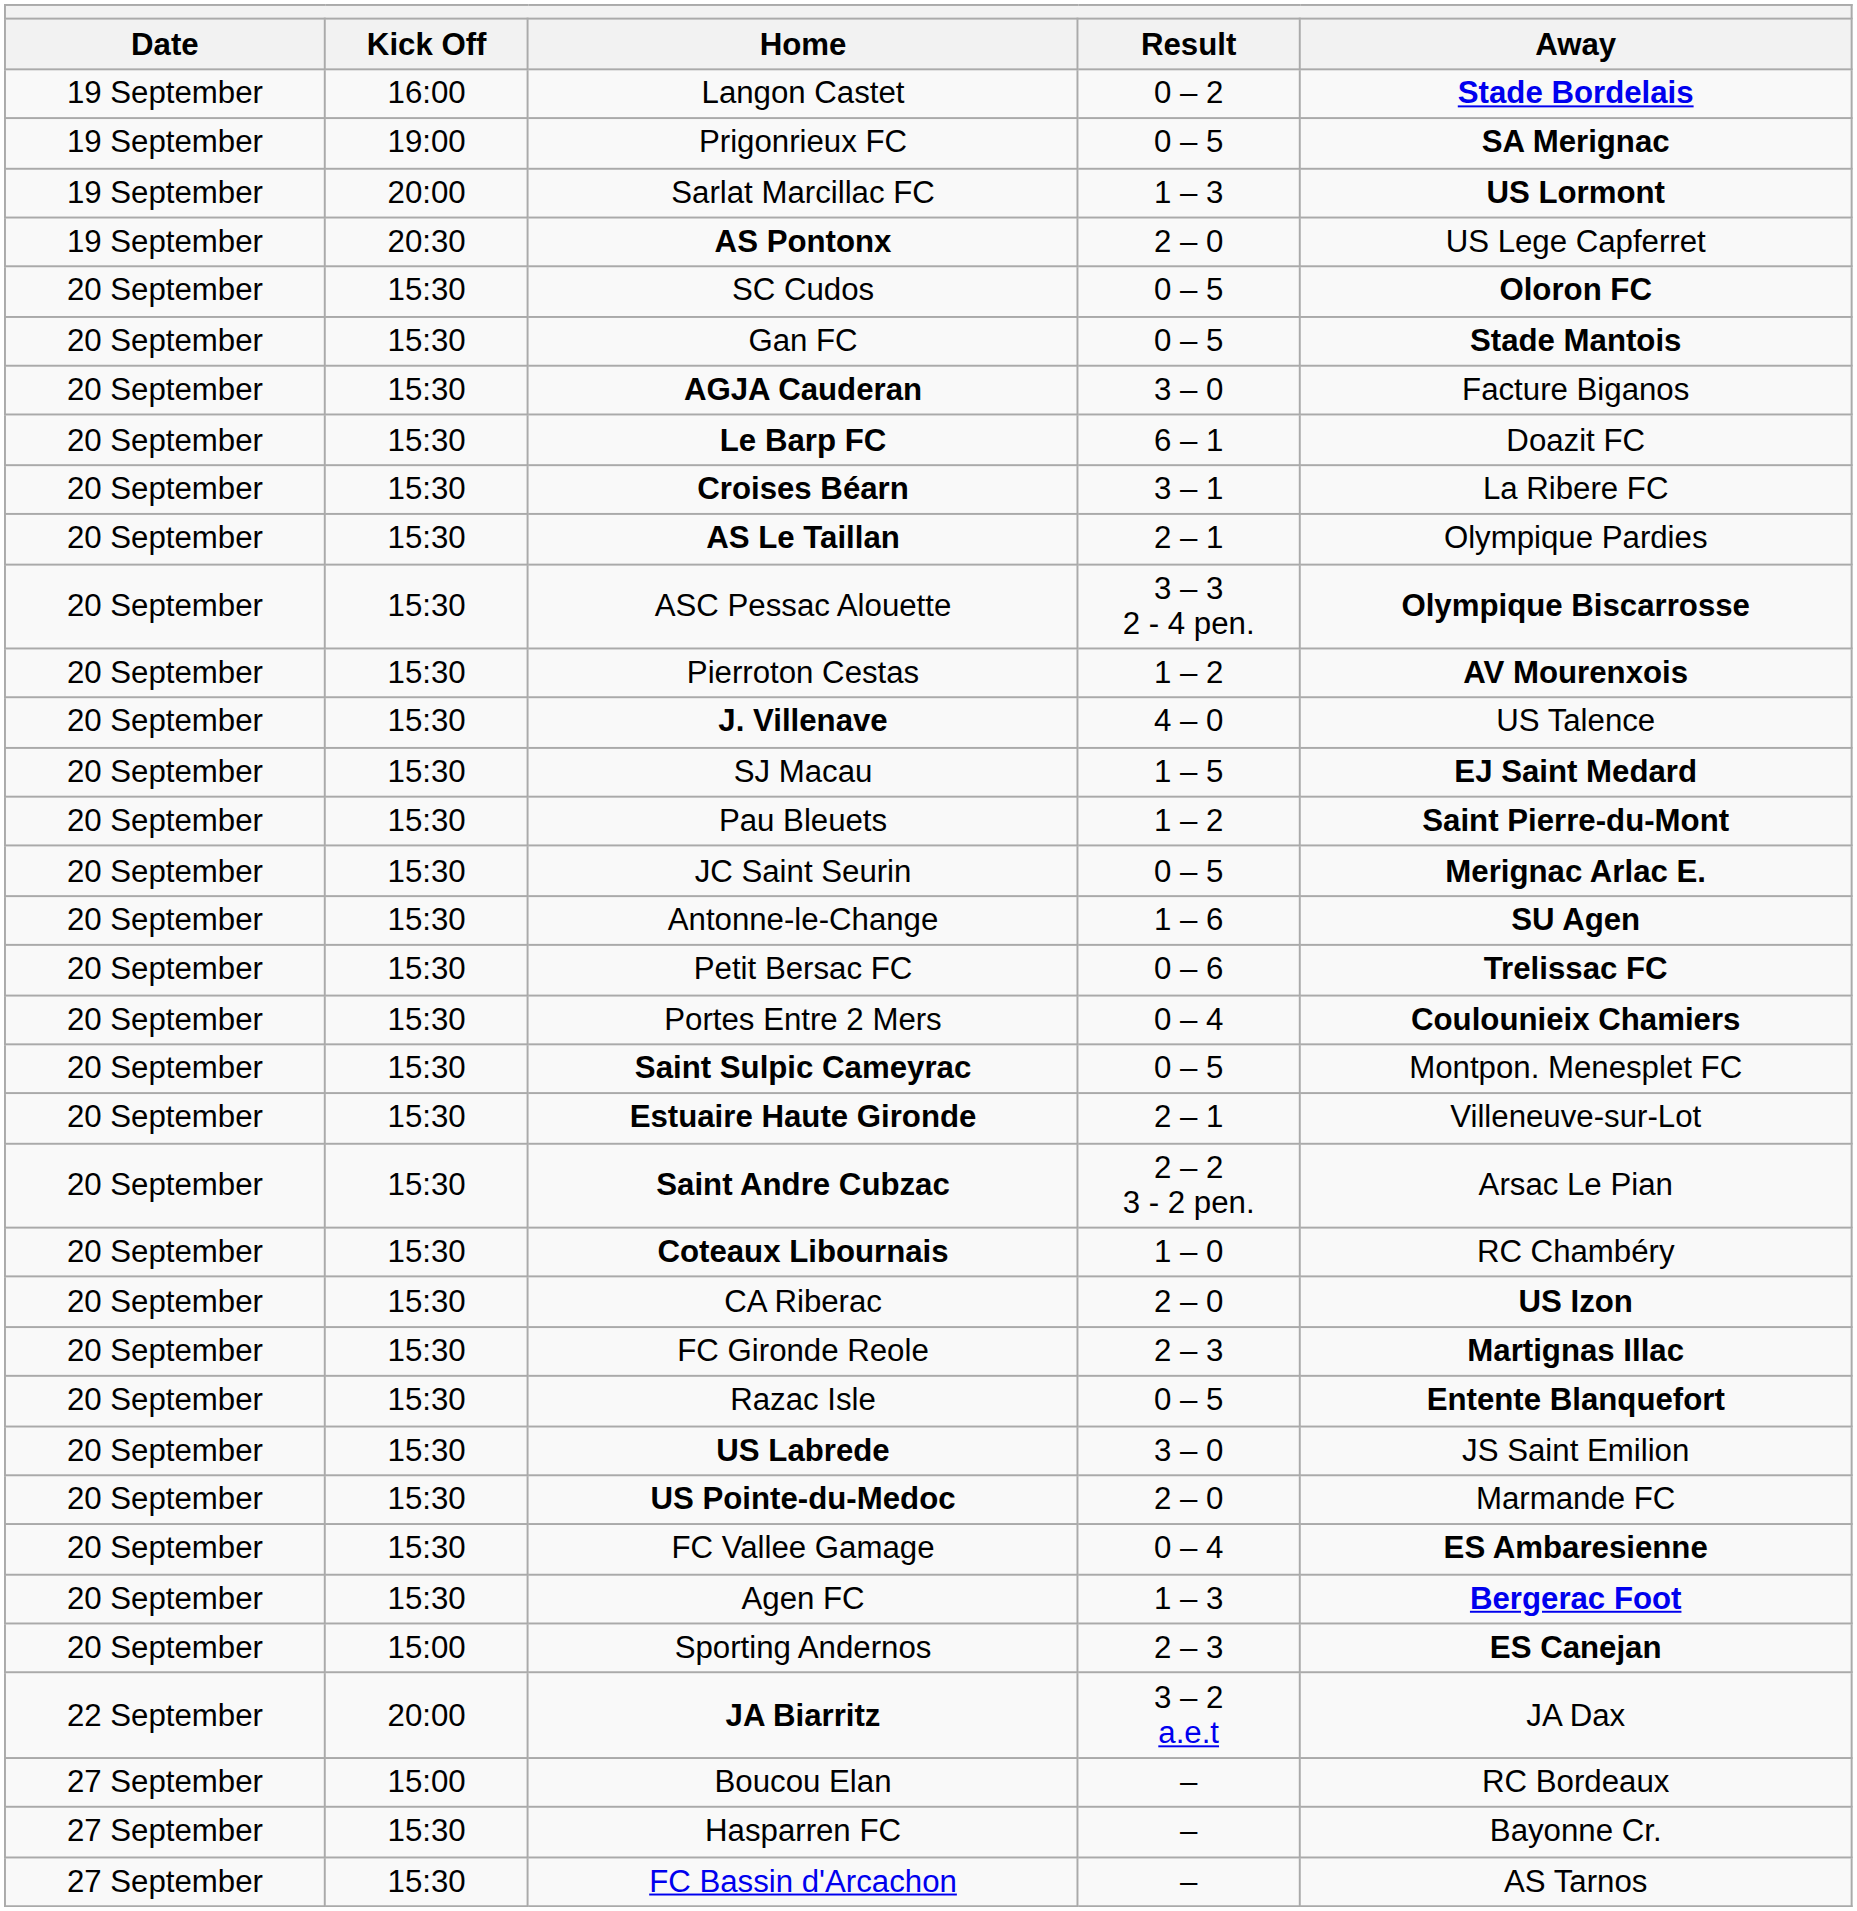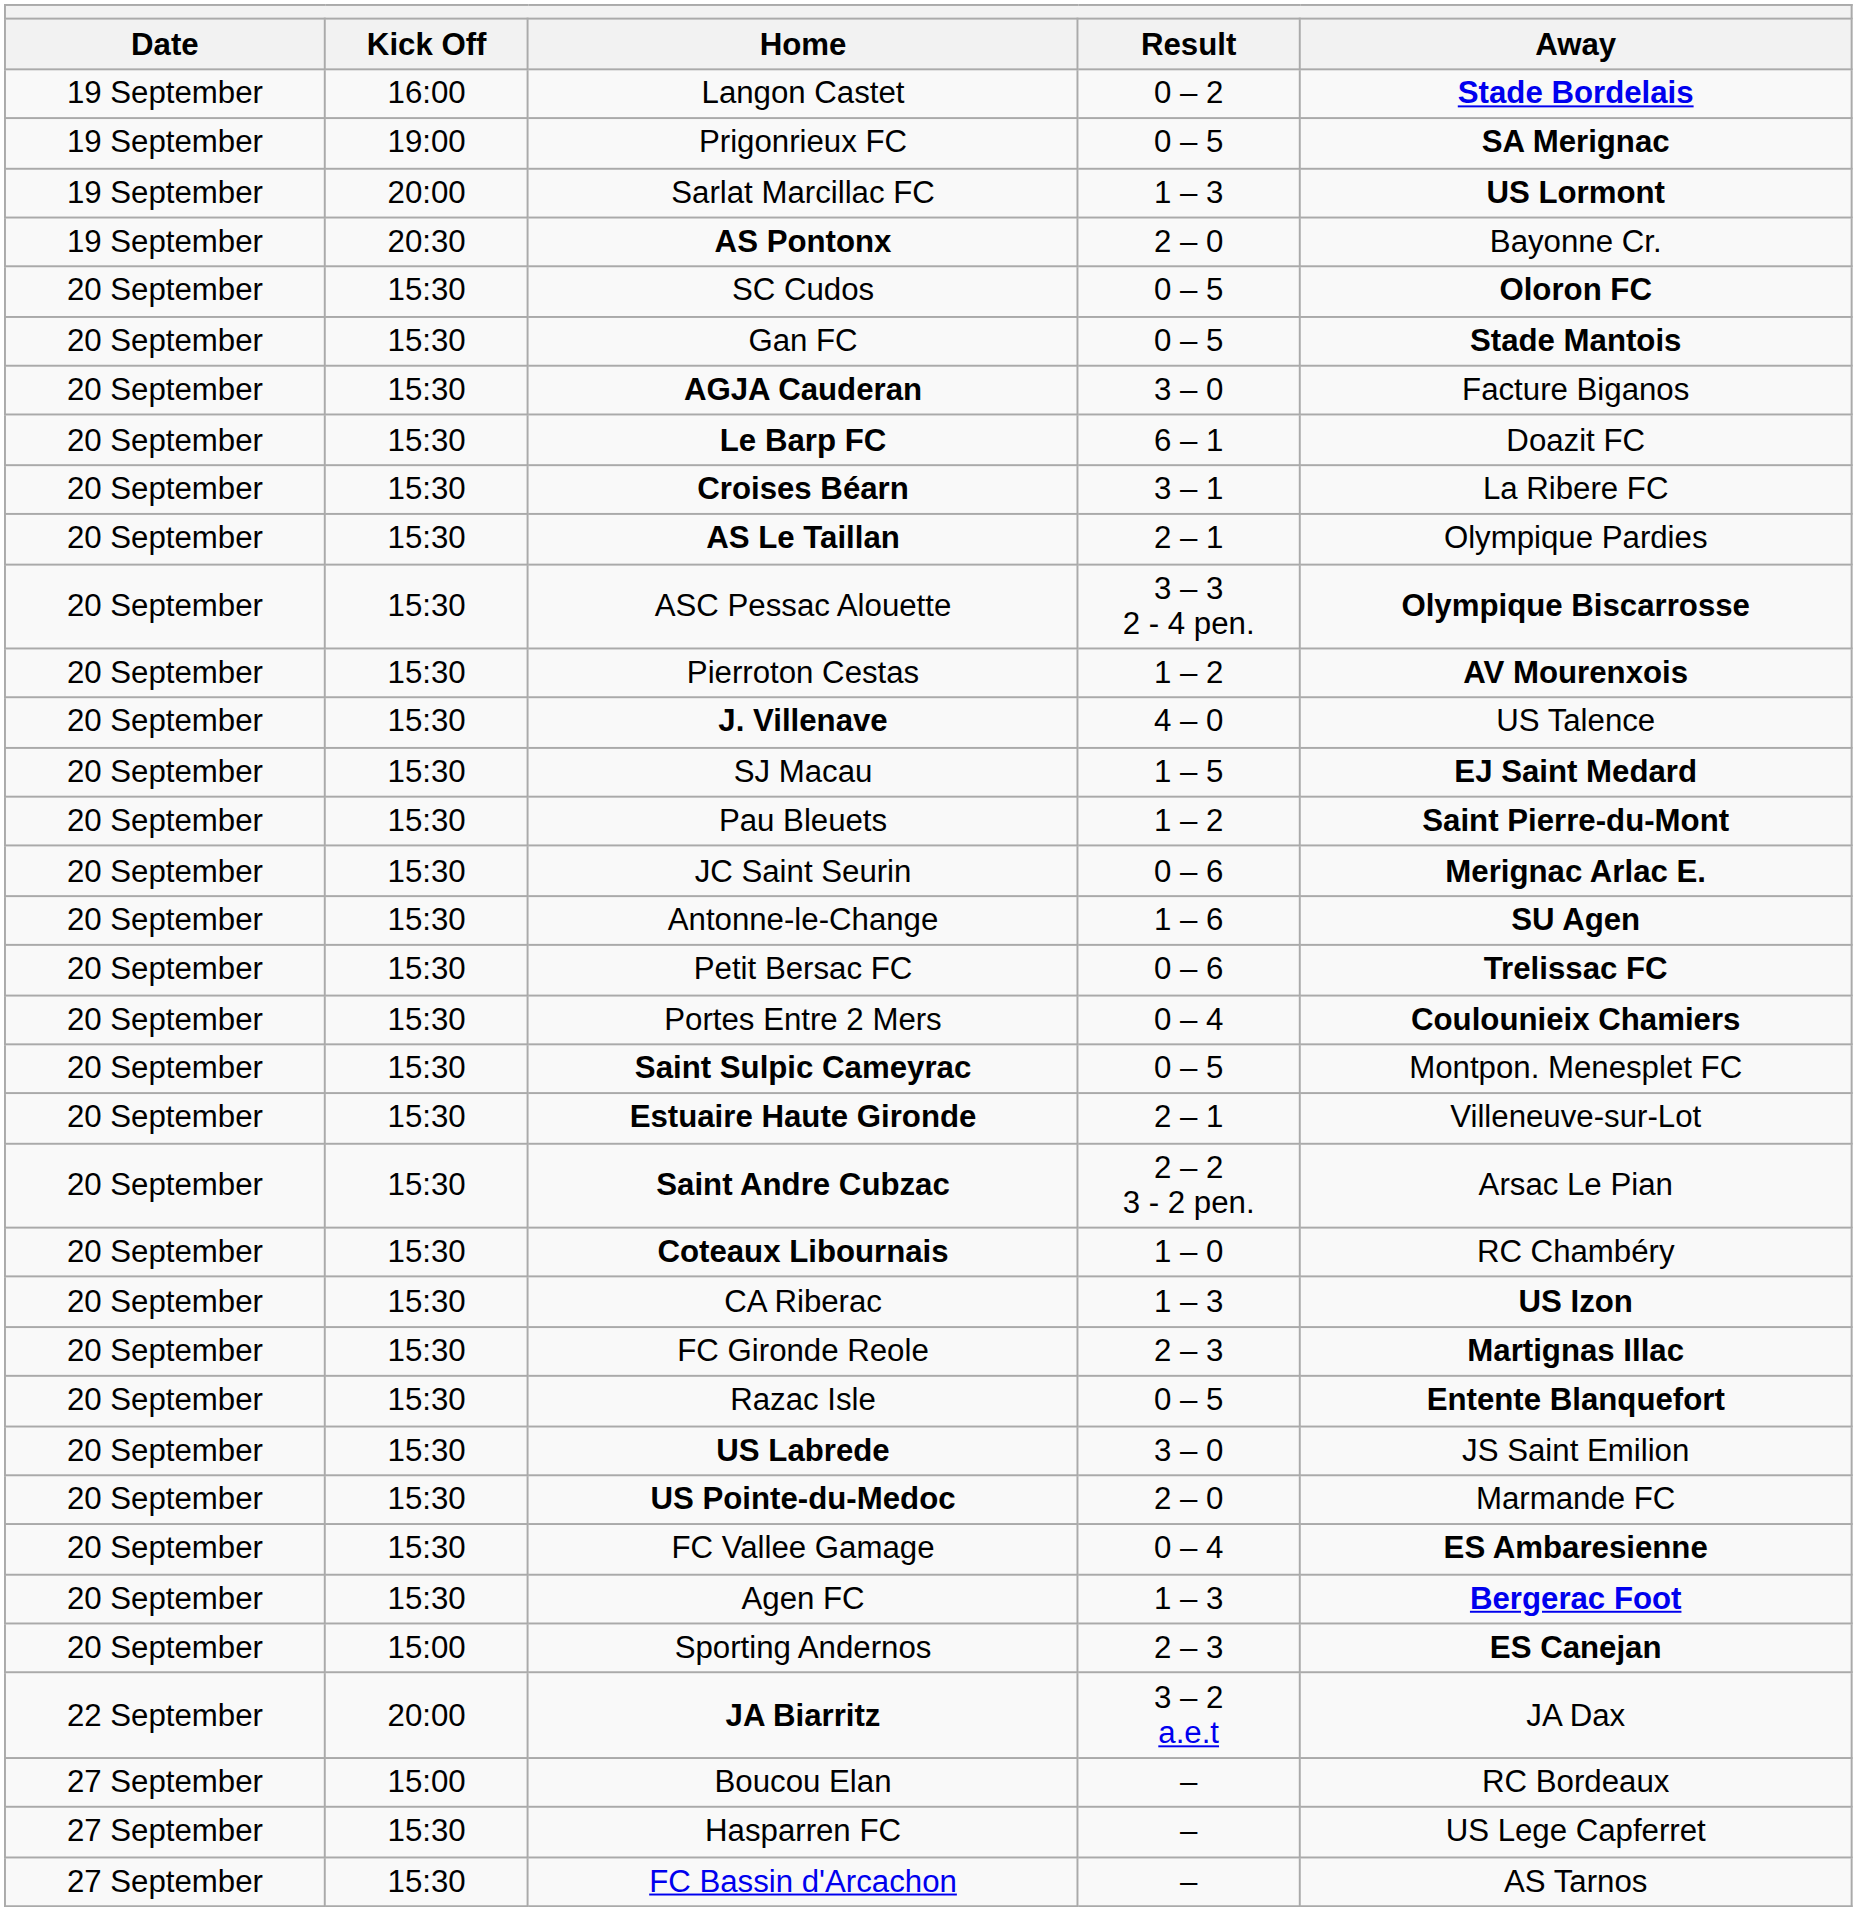(1576, 241) US Lege Capferret -> (1576, 241) Bayonne Cr.
(1189, 870) 0 – 5 -> (1189, 870) 0 – 6
(1189, 1301) 2 – 0 -> (1189, 1301) 1 – 3
(1576, 1831) Bayonne Cr. -> (1576, 1831) US Lege Capferret
